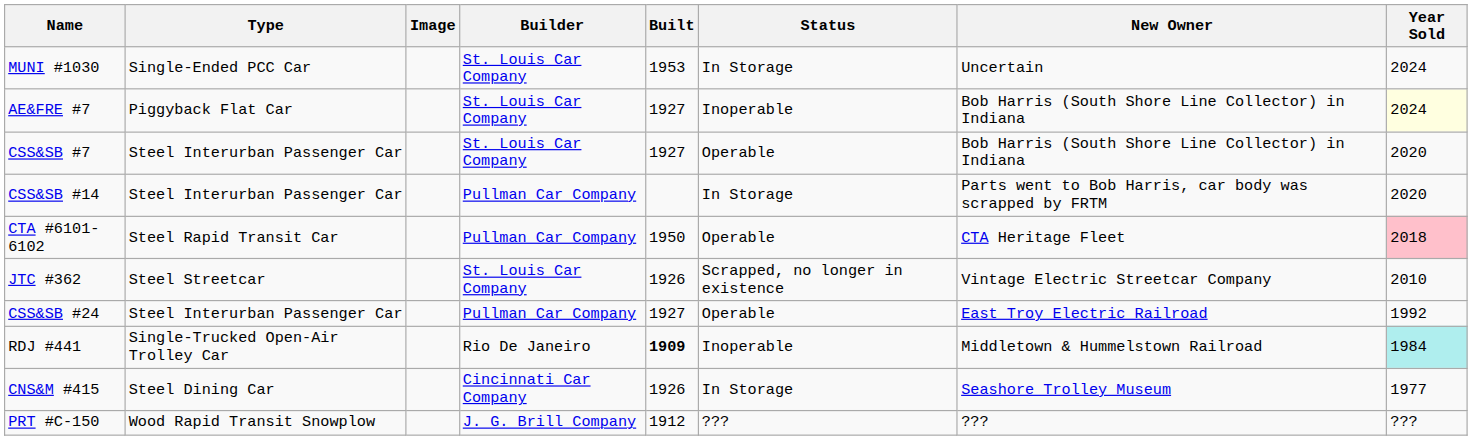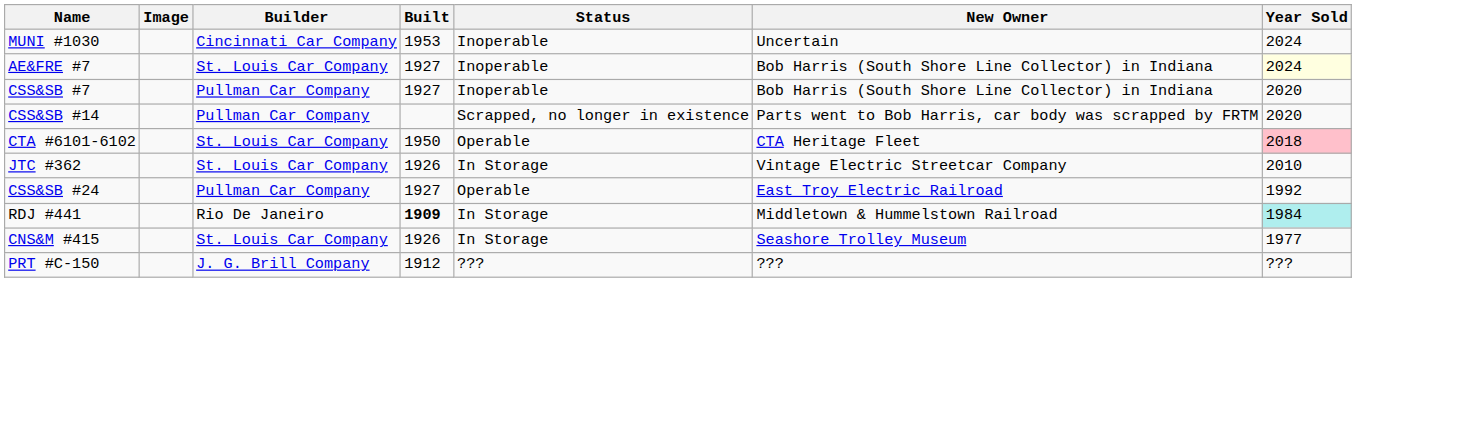- column: (266, 26)
(522, 68) St. Louis Car Company -> (297, 42) Cincinnati Car Company
(748, 68) In Storage -> (503, 42) Inoperable
(522, 153) St. Louis Car Company -> (283, 91) Pullman Car Company
(738, 153) Operable -> (503, 91) Inoperable
(748, 195) In Storage -> (603, 116) Scrapped, no longer in existence
(549, 237) Pullman Car Company -> (292, 141) St. Louis Car Company
(802, 280) Scrapped, no longer in existence -> (503, 166) In Storage
(748, 347) Inoperable -> (503, 215) In Storage
(527, 389) Cincinnati Car Company -> (292, 240) St. Louis Car Company
